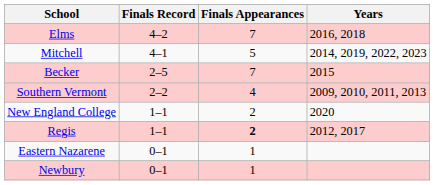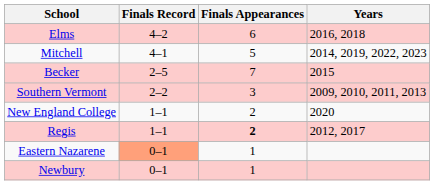(252, 33) 7 -> (252, 33) 6
(252, 92) 4 -> (252, 92) 3
(158, 151) no background -> (158, 151) lightsalmon background
